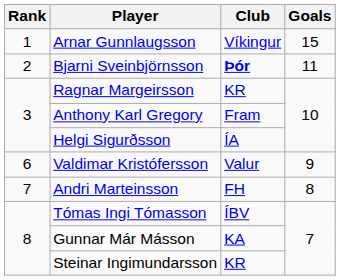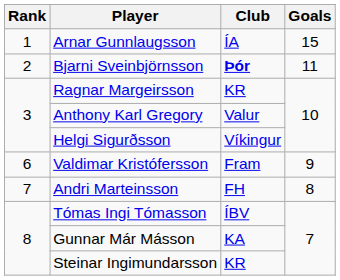(253, 41) Víkingur -> (232, 41) ÍA
(242, 115) Fram -> (242, 115) Valur
(232, 139) ÍA -> (253, 139) Víkingur
(242, 164) Valur -> (242, 164) Fram
